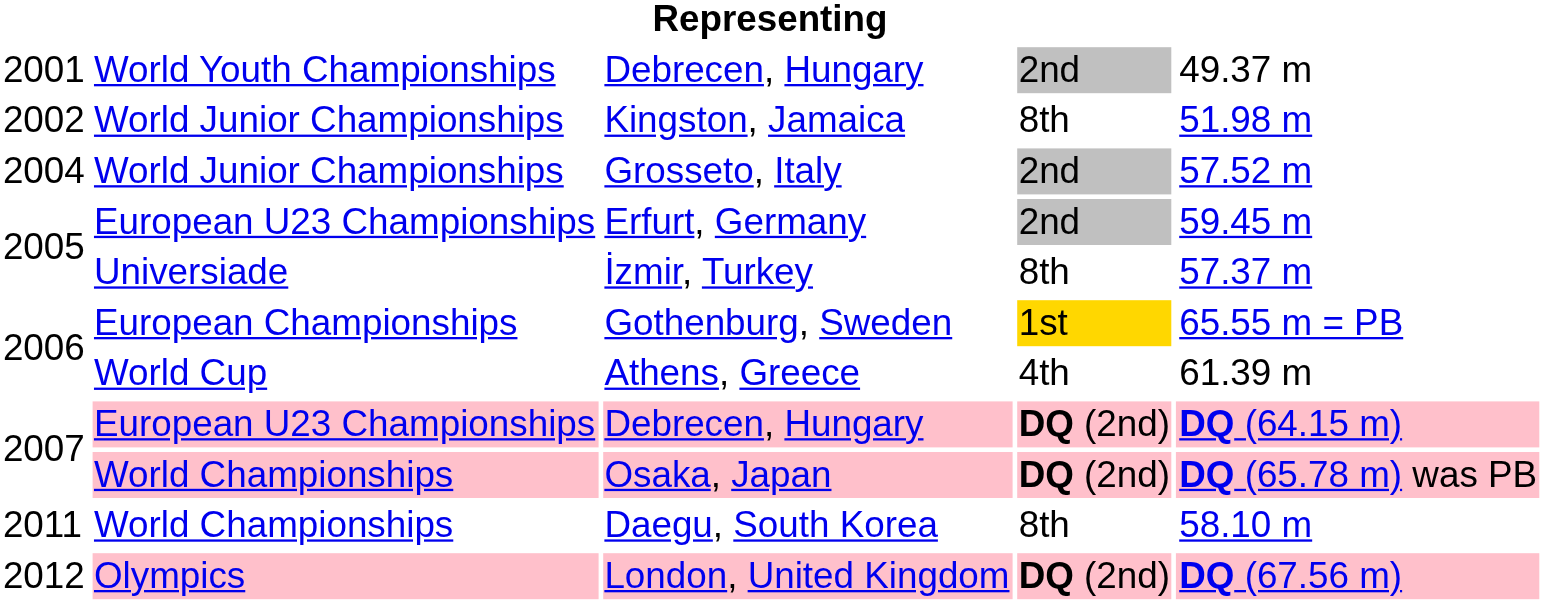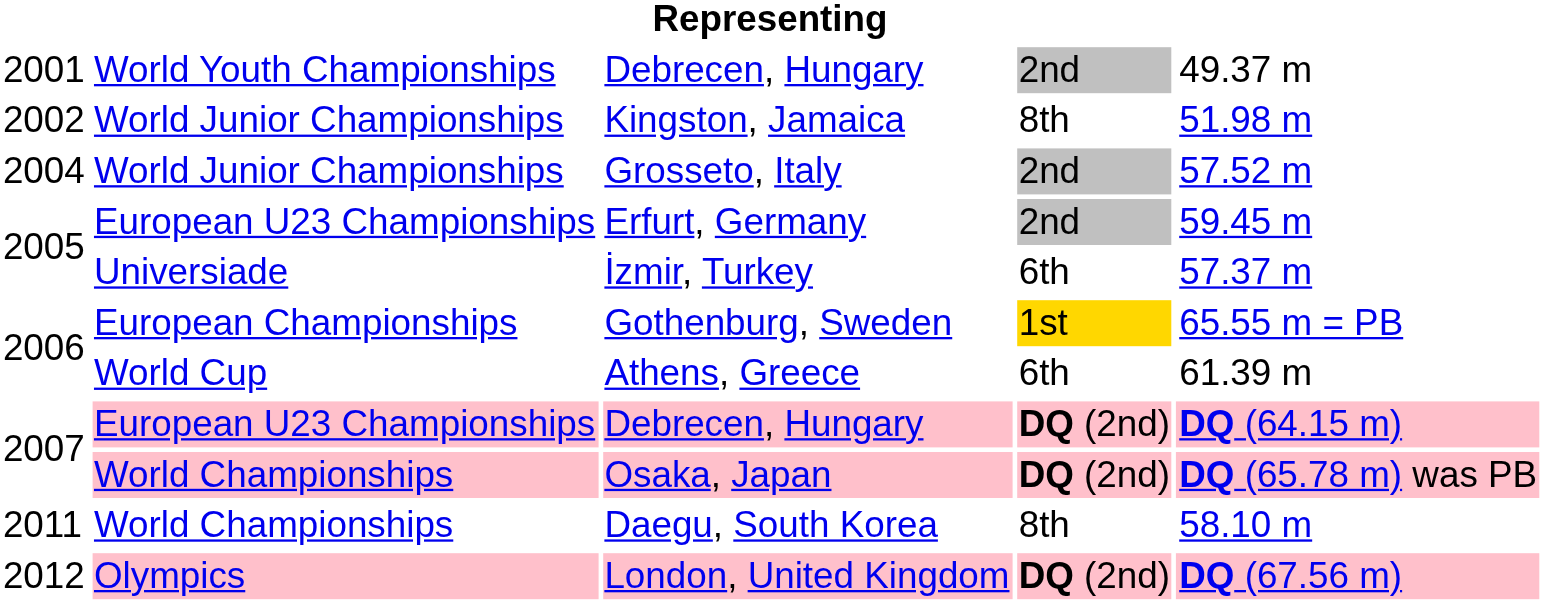(1044, 271) 8th -> (1044, 271) 6th
(1044, 373) 4th -> (1044, 373) 6th
